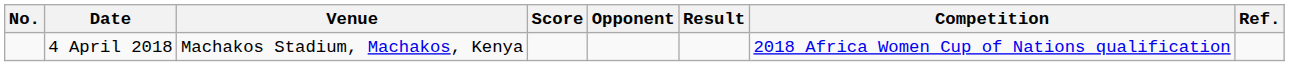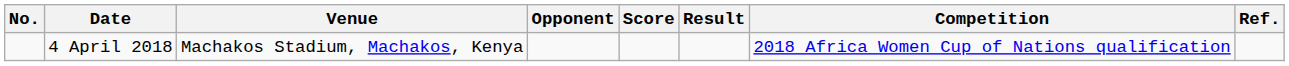columns swapped: (633, 19) <-> (557, 19)
